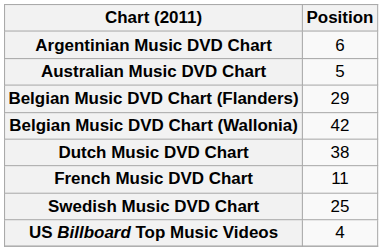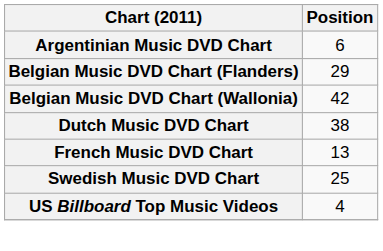- row: (154, 71)
(340, 179) 11 -> (340, 152) 13
